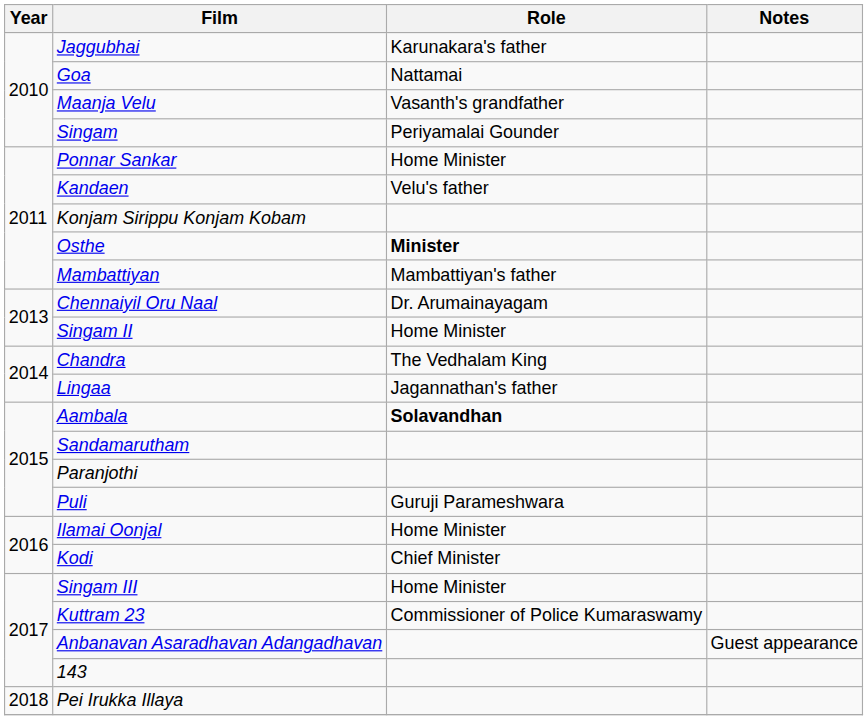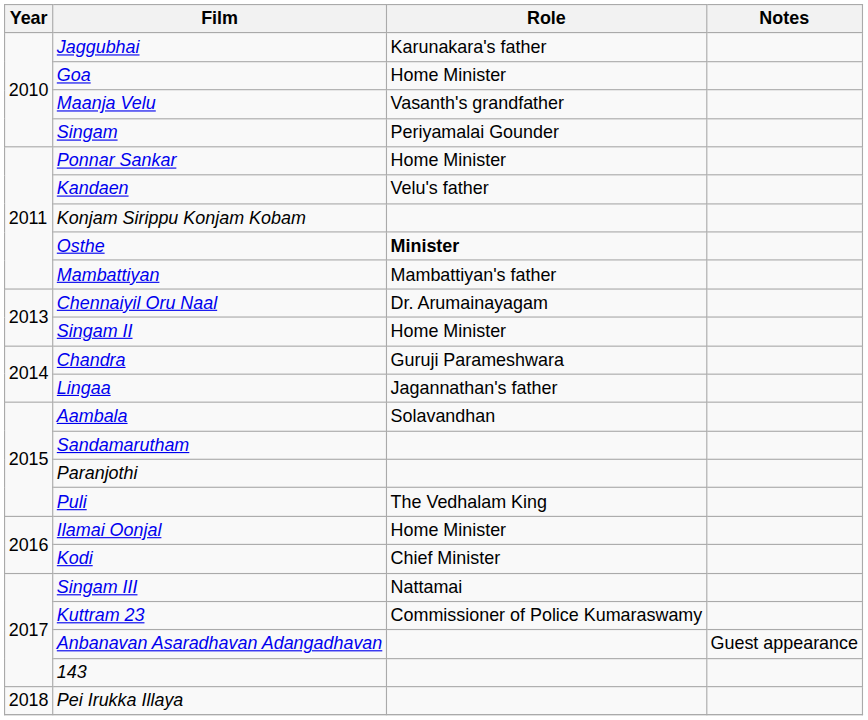(426, 75) Nattamai -> (448, 75) Home Minister
(469, 359) The Vedhalam King -> (477, 359) Guruji Parameshwara
(446, 416) bold -> (443, 416) normal
(477, 501) Guruji Parameshwara -> (469, 501) The Vedhalam King
(448, 587) Home Minister -> (426, 587) Nattamai
